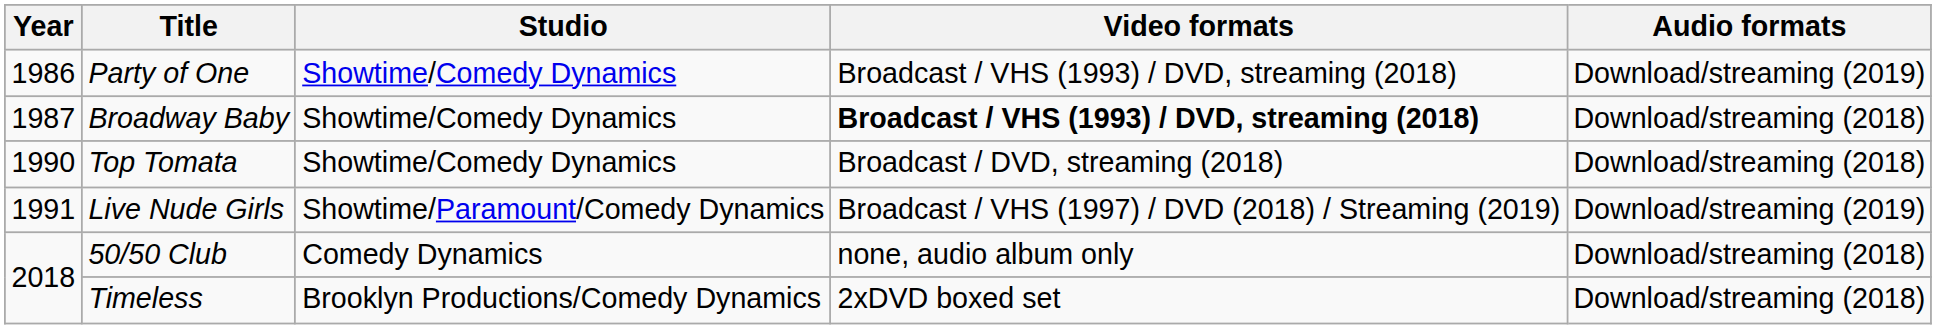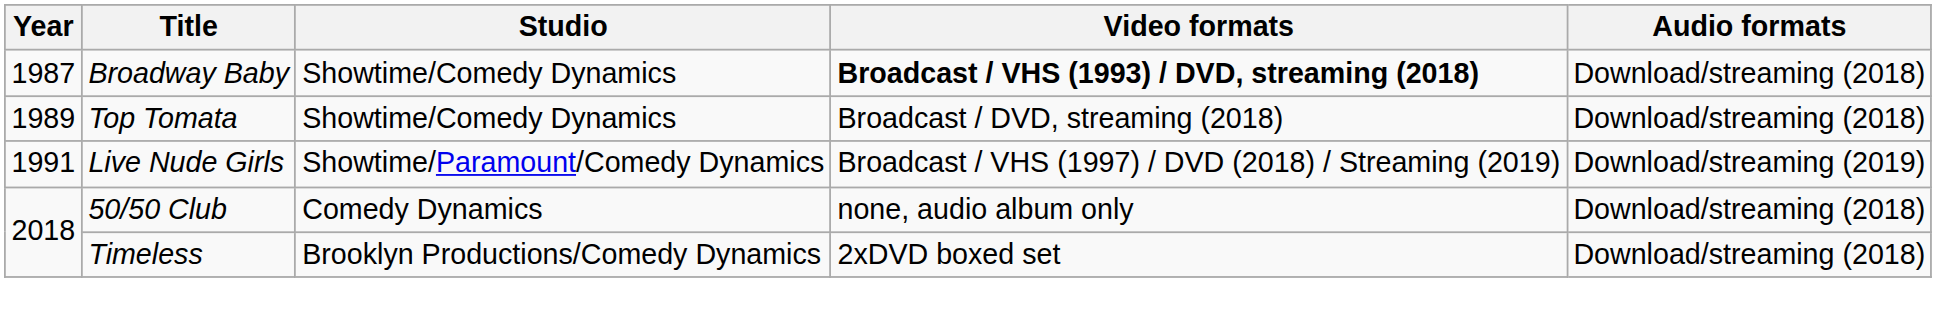- row: (169, 72)
(43, 163) 1990 -> (43, 118) 1989
